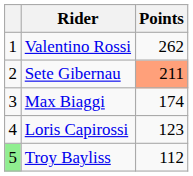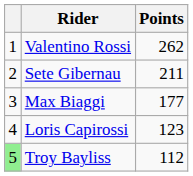(172, 74) lightsalmon background -> (172, 74) no background
(171, 102) 174 -> (171, 102) 177
